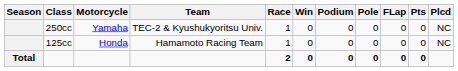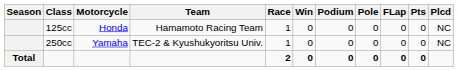rows swapped: (59, 43) <-> (59, 27)
